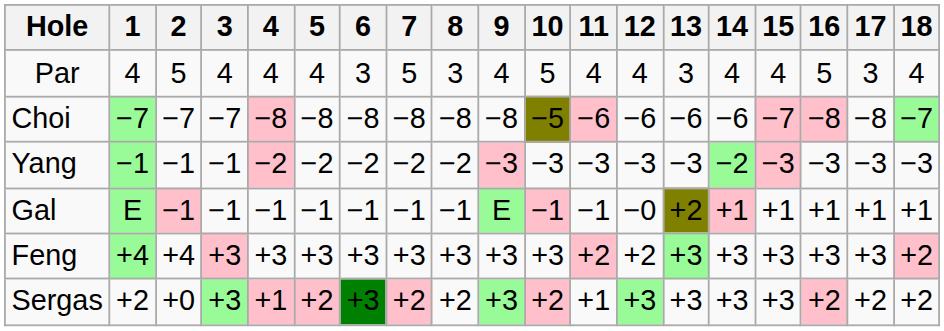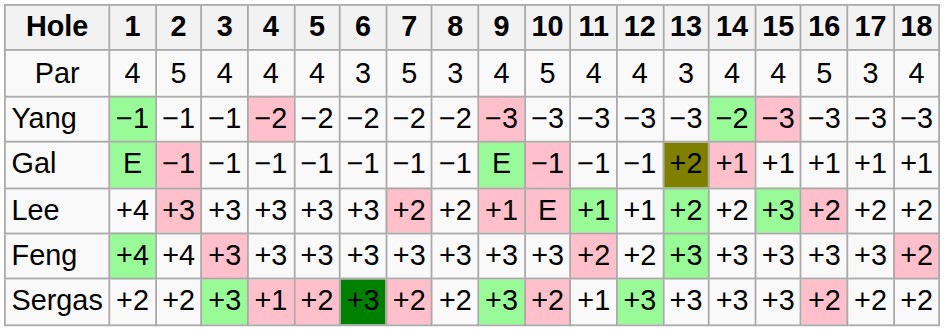- row: (41, 118)
(640, 210) −0 -> (640, 164) −1
+ row: (36, 210)
(179, 301) +0 -> (179, 301) +2
